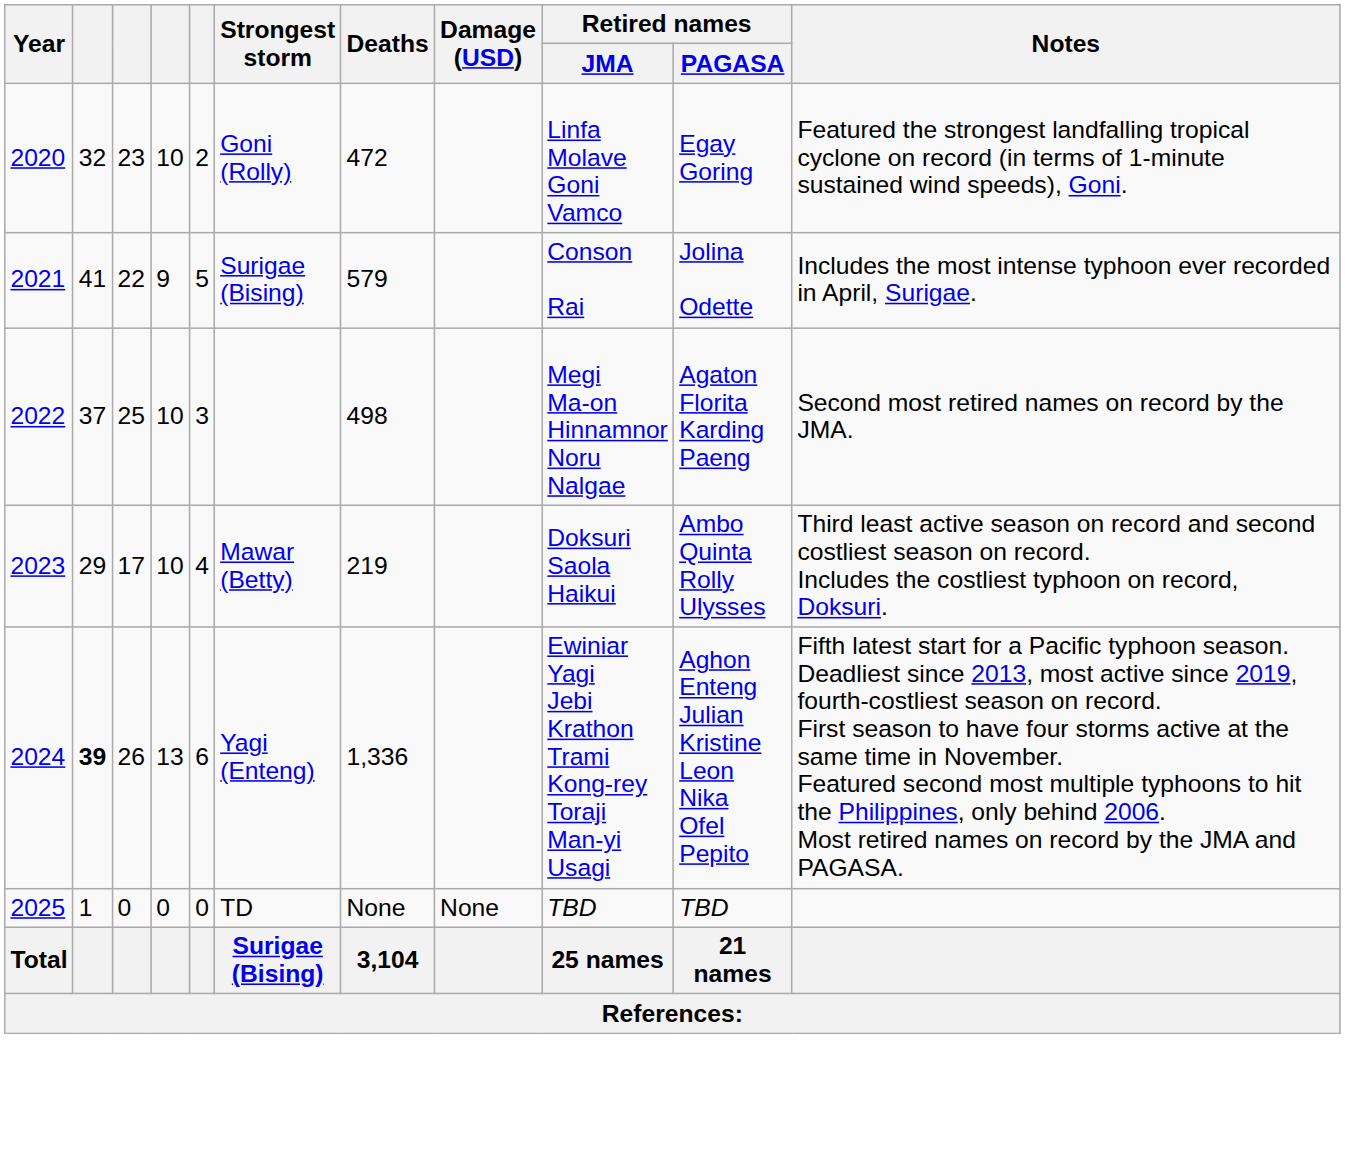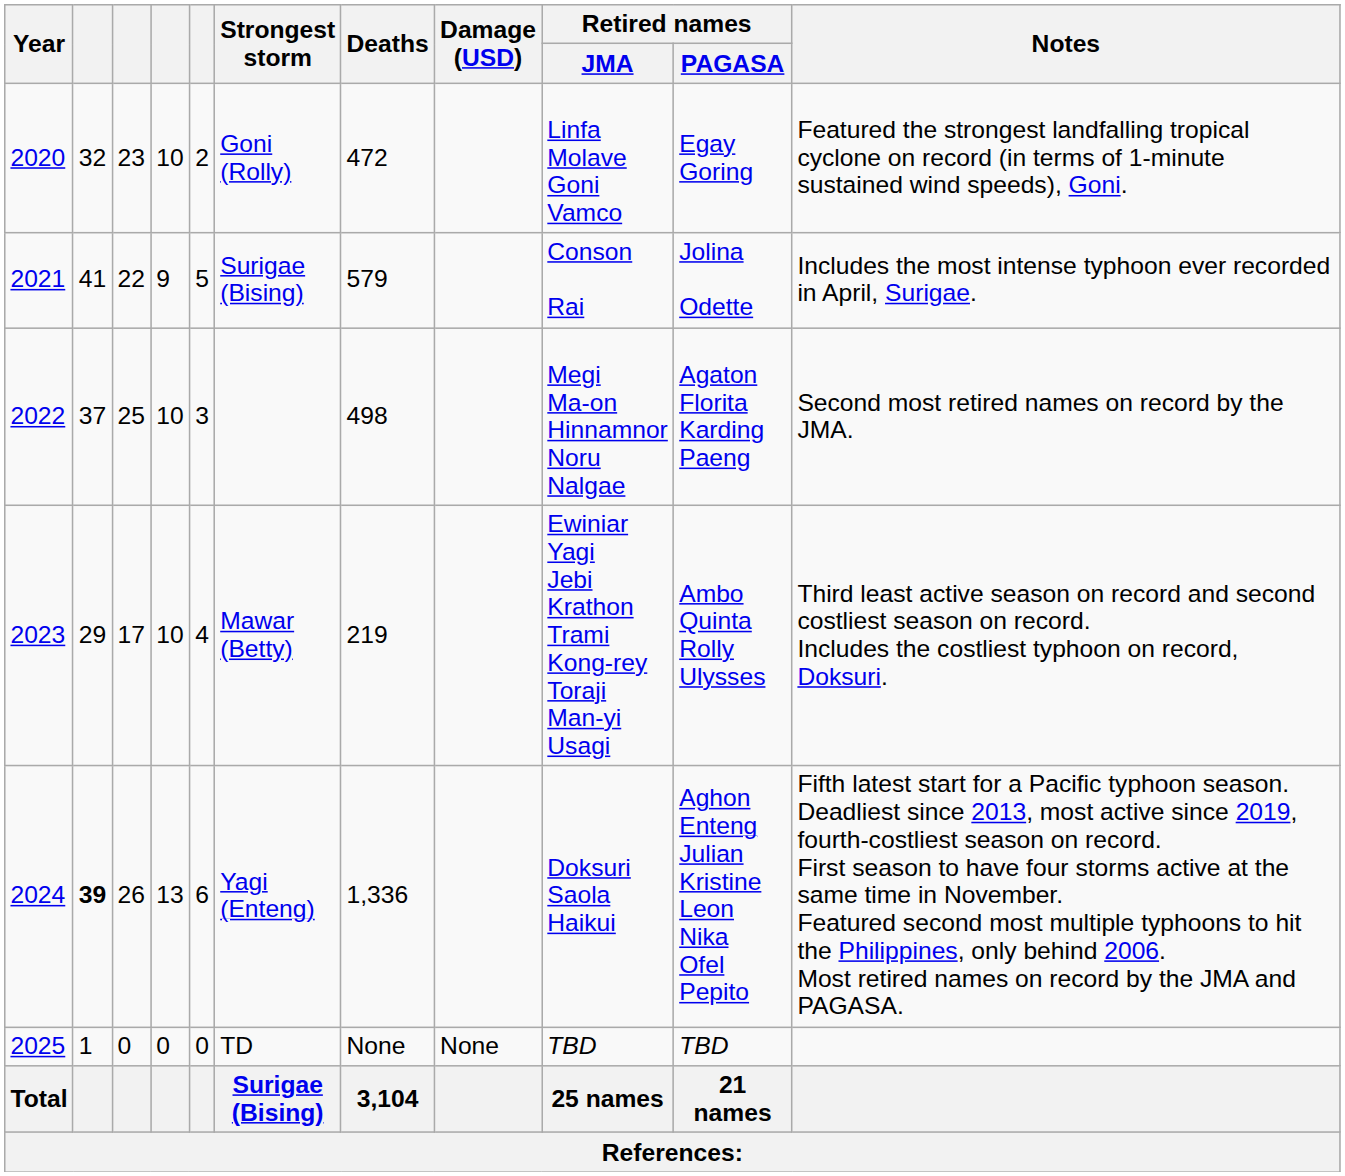(589, 565) Doksuri Saola Haikui -> (597, 635) Ewiniar Yagi Jebi Krathon Trami Kong-rey Toraji Man-yi Usagi
(597, 757) Ewiniar Yagi Jebi Krathon Trami Kong-rey Toraji Man-yi Usagi -> (589, 896) Doksuri Saola Haikui
